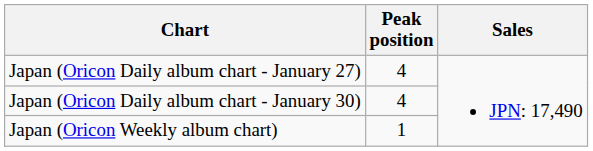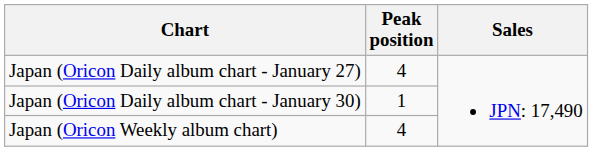(401, 100) 4 -> (401, 100) 1
(401, 130) 1 -> (401, 130) 4
